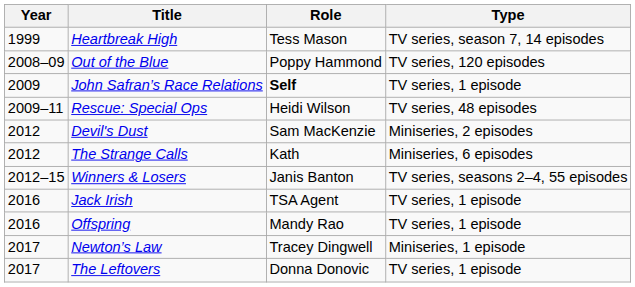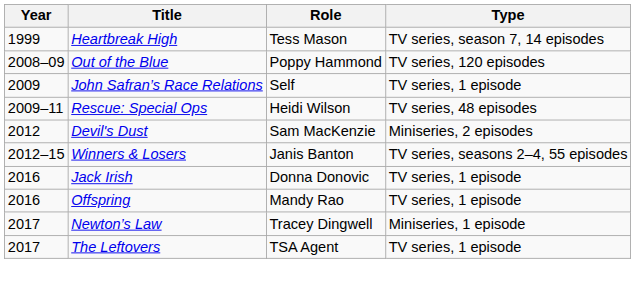(283, 85) bold -> (282, 85) normal
- row: (129, 154)
(304, 200) TSA Agent -> (319, 177) Donna Donovic
(319, 270) Donna Donovic -> (304, 246) TSA Agent
